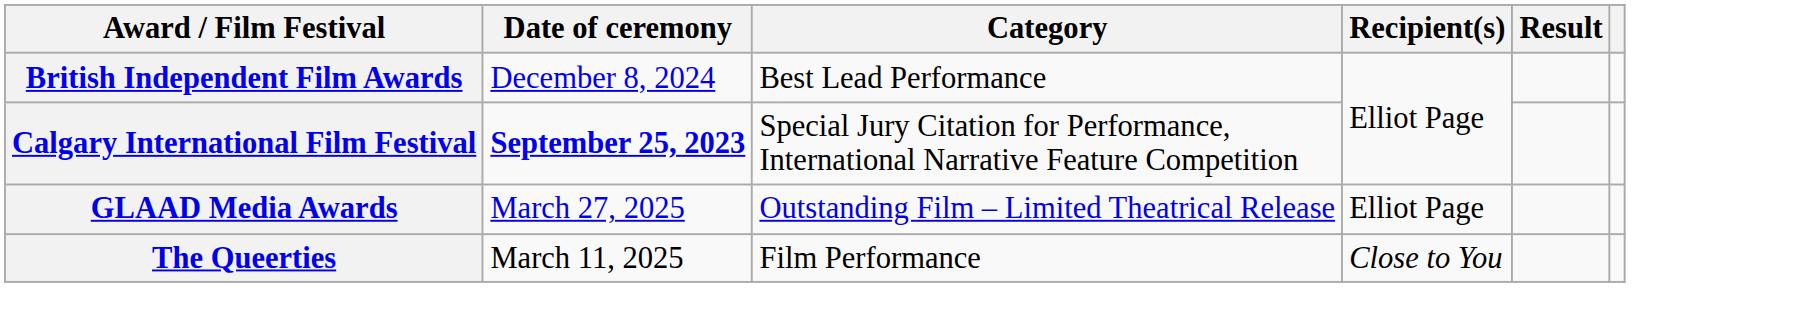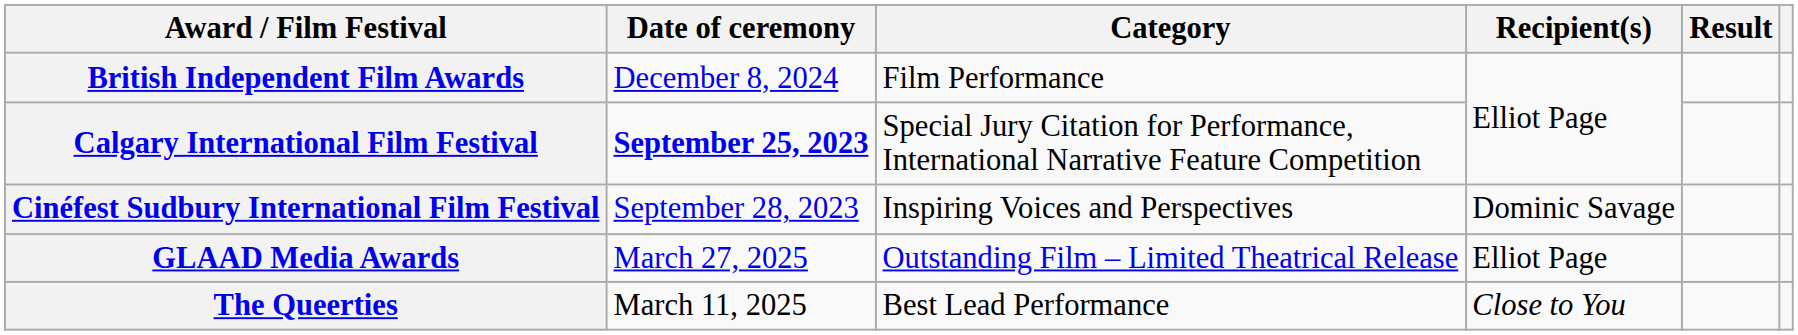(903, 77) Best Lead Performance -> (993, 77) Film Performance
+ row: (306, 208)
(870, 256) Film Performance -> (1026, 305) Best Lead Performance
